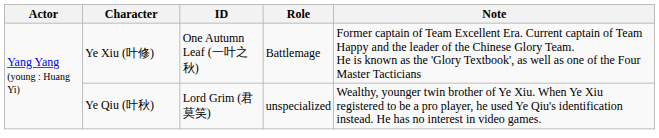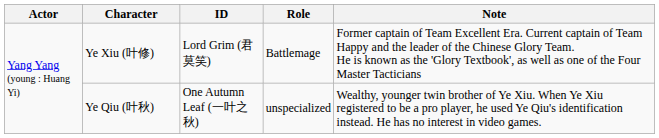(215, 52) One Autumn Leaf (一叶之秋) -> (218, 52) Lord Grim (君莫笑)
(218, 105) Lord Grim (君莫笑) -> (215, 107) One Autumn Leaf (一叶之秋)
